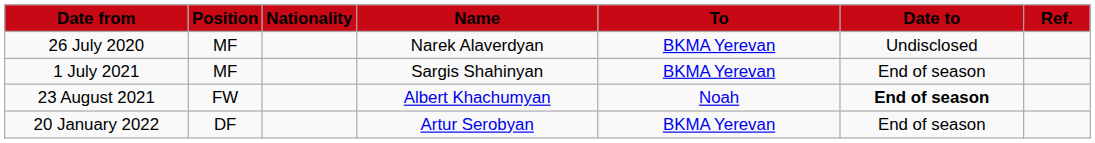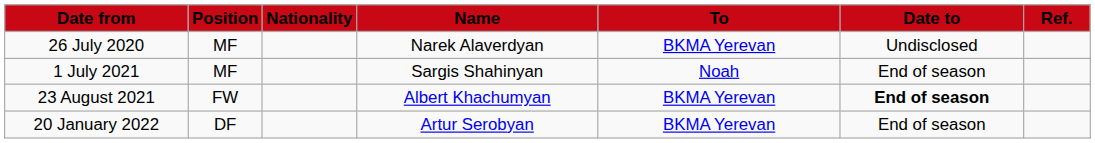(719, 72) BKMA Yerevan -> (719, 72) Noah
(719, 98) Noah -> (719, 98) BKMA Yerevan
